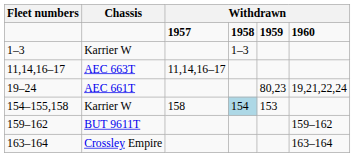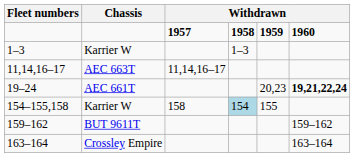(273, 87) 80,23 -> (273, 87) 20,23
(319, 87) normal -> (319, 87) bold
(269, 106) 153 -> (269, 106) 155
